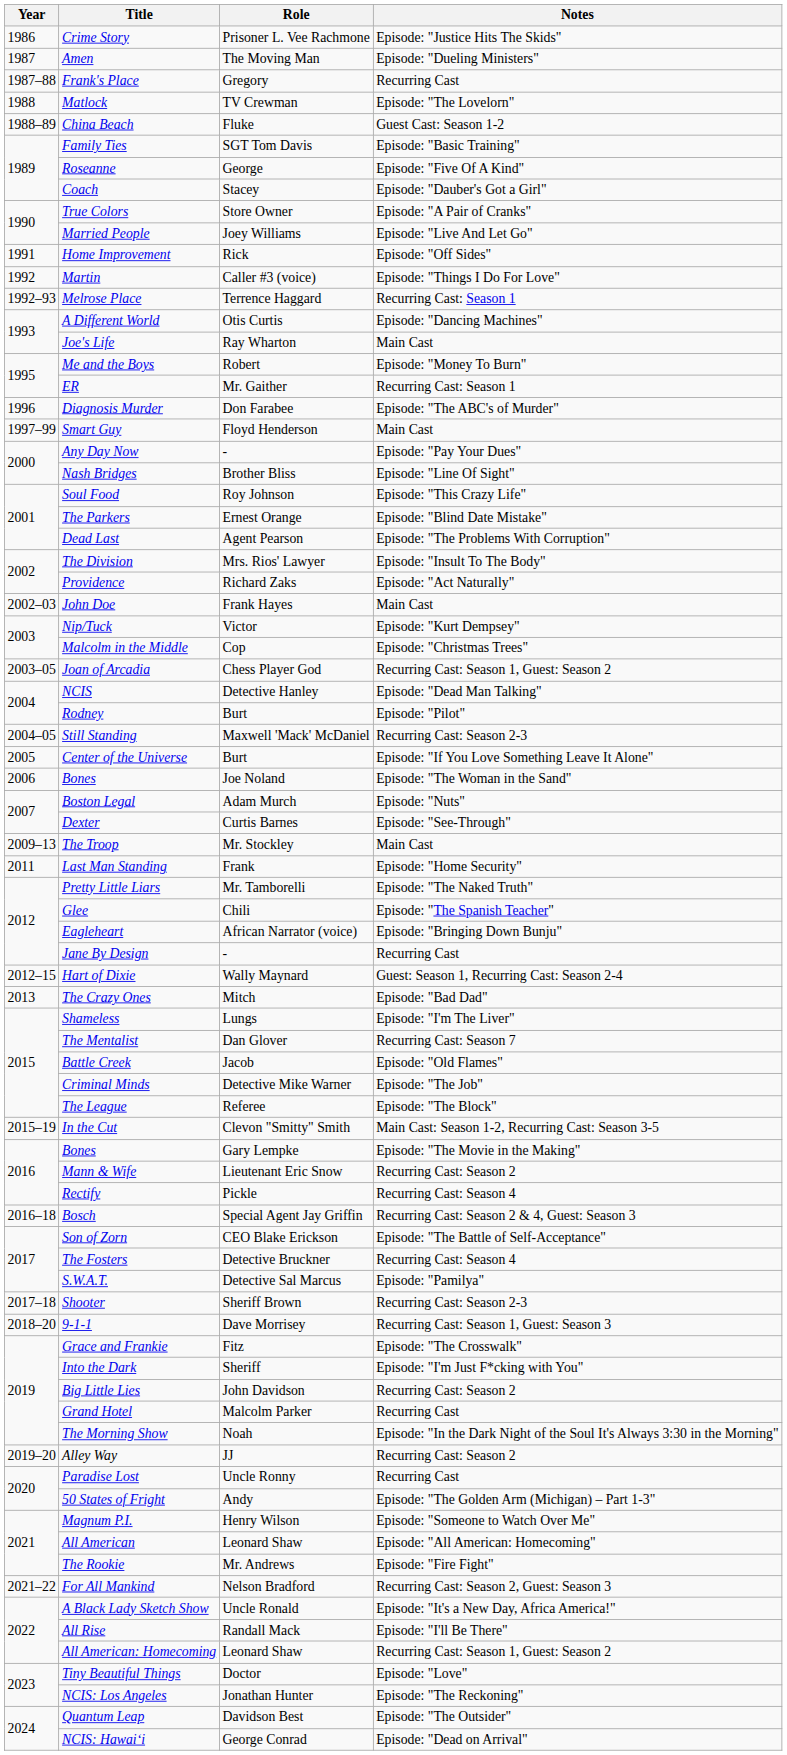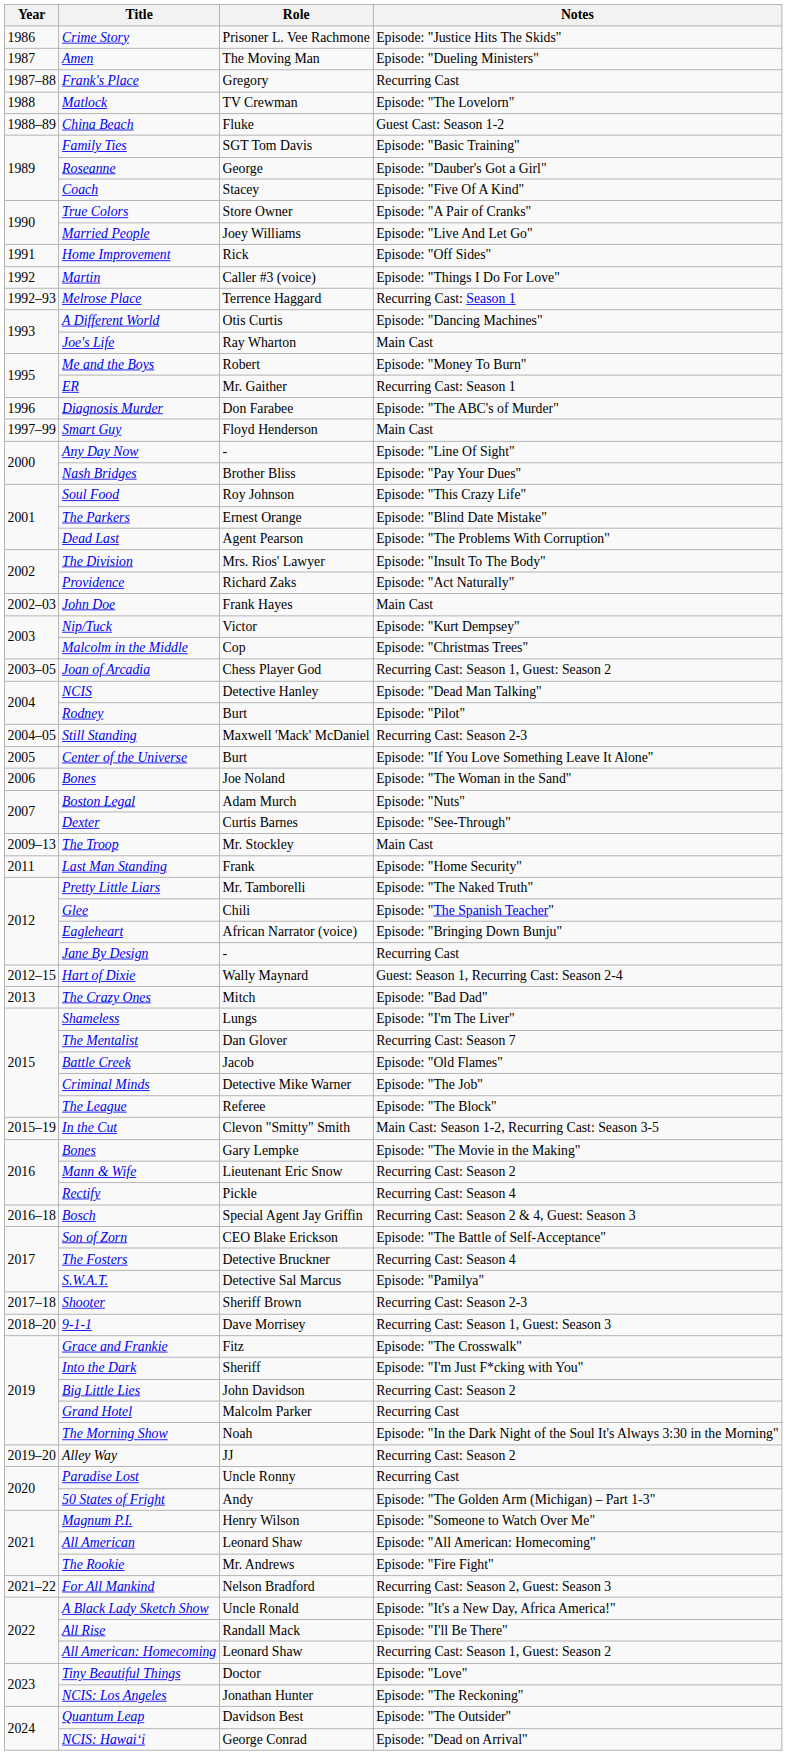(450, 168) Episode: "Five Of A Kind" -> (461, 168) Episode: "Dauber's Got a Girl"
(461, 189) Episode: "Dauber's Got a Girl" -> (450, 189) Episode: "Five Of A Kind"
(449, 451) Episode: "Pay Your Dues" -> (445, 451) Episode: "Line Of Sight"
(445, 473) Episode: "Line Of Sight" -> (449, 473) Episode: "Pay Your Dues"
